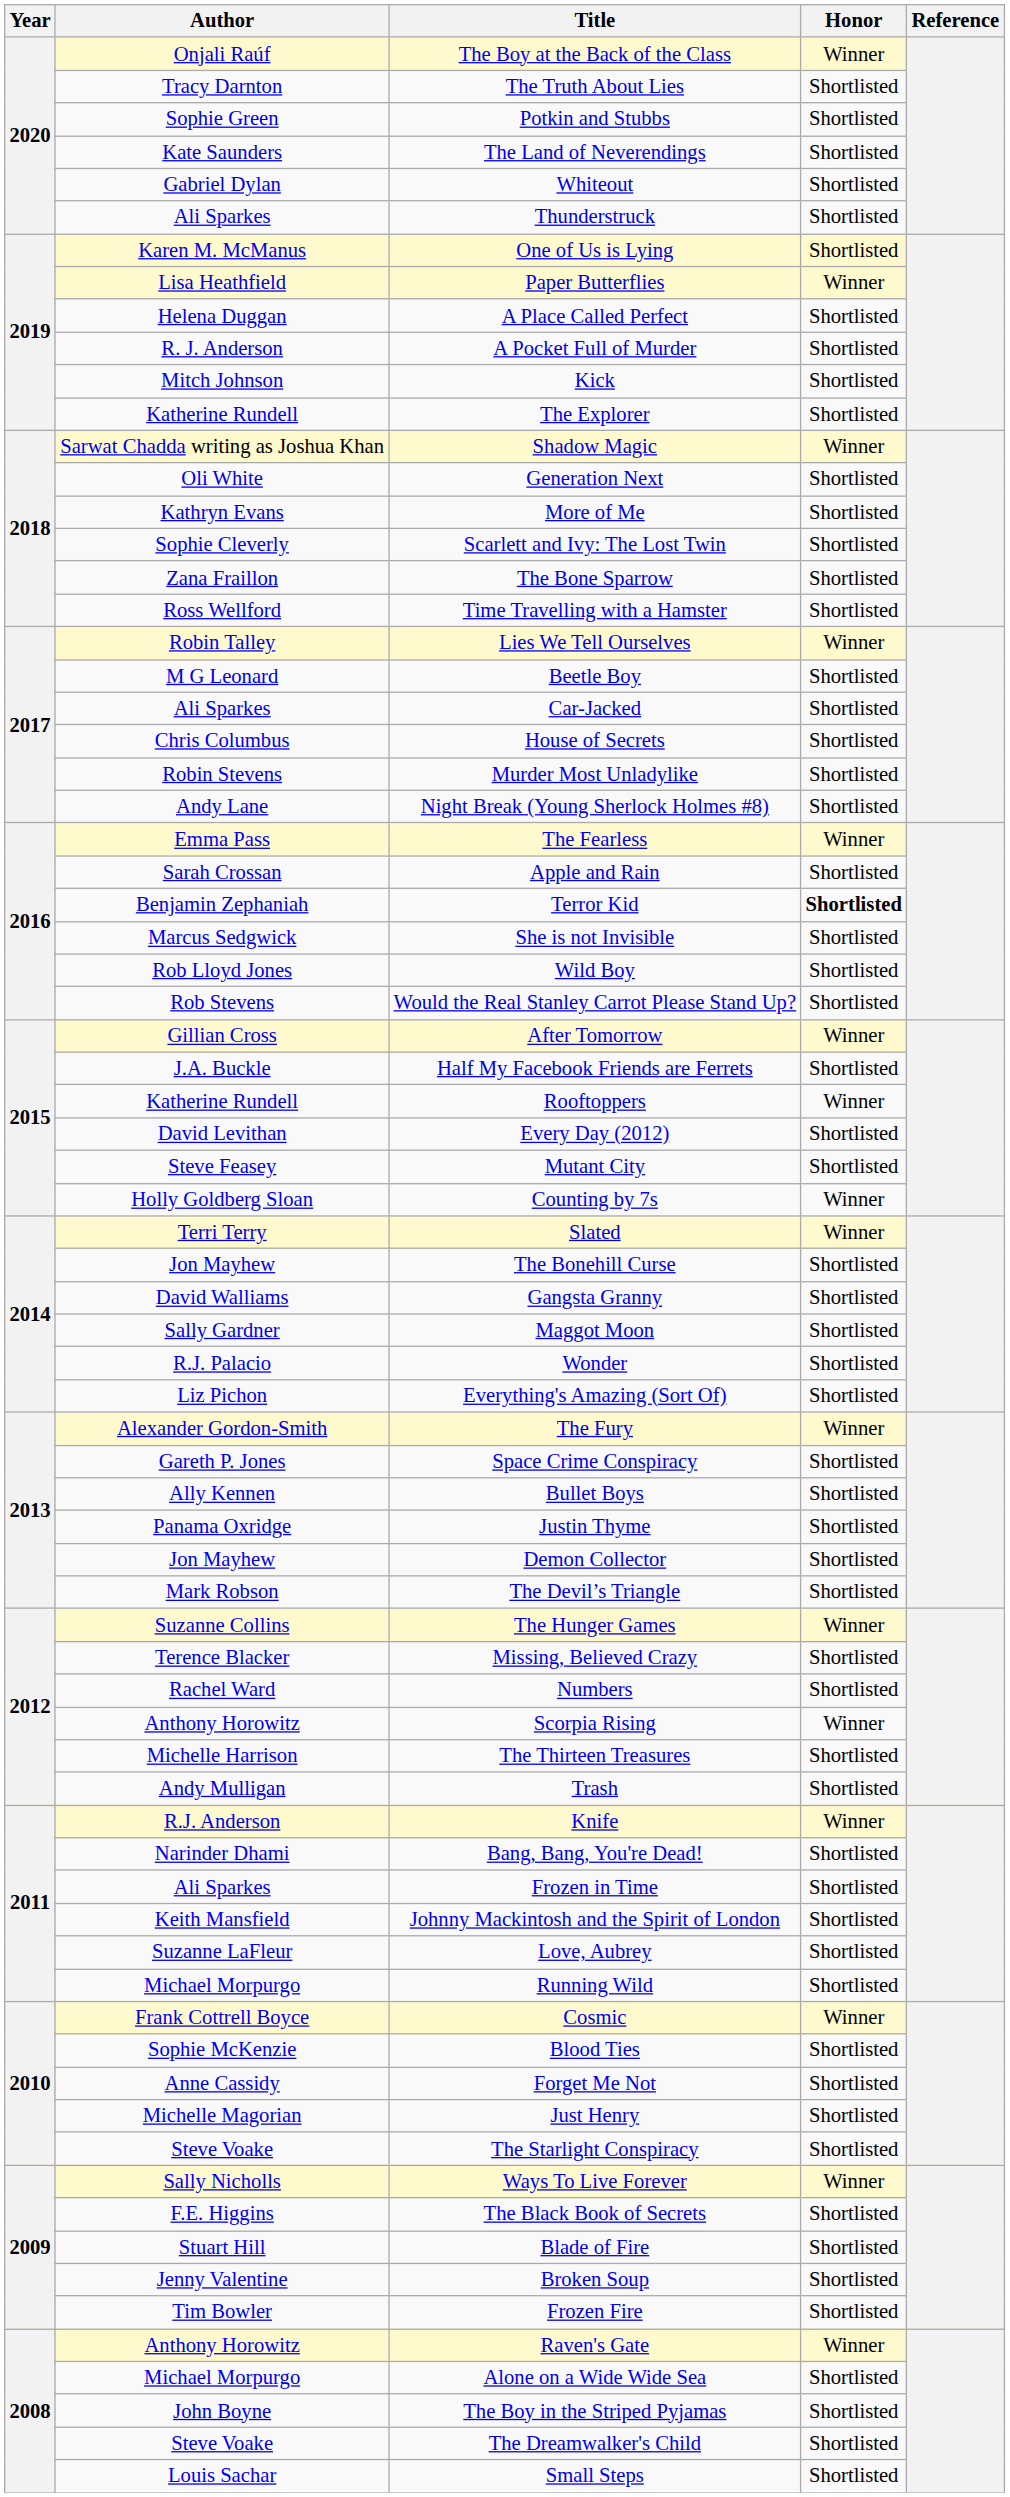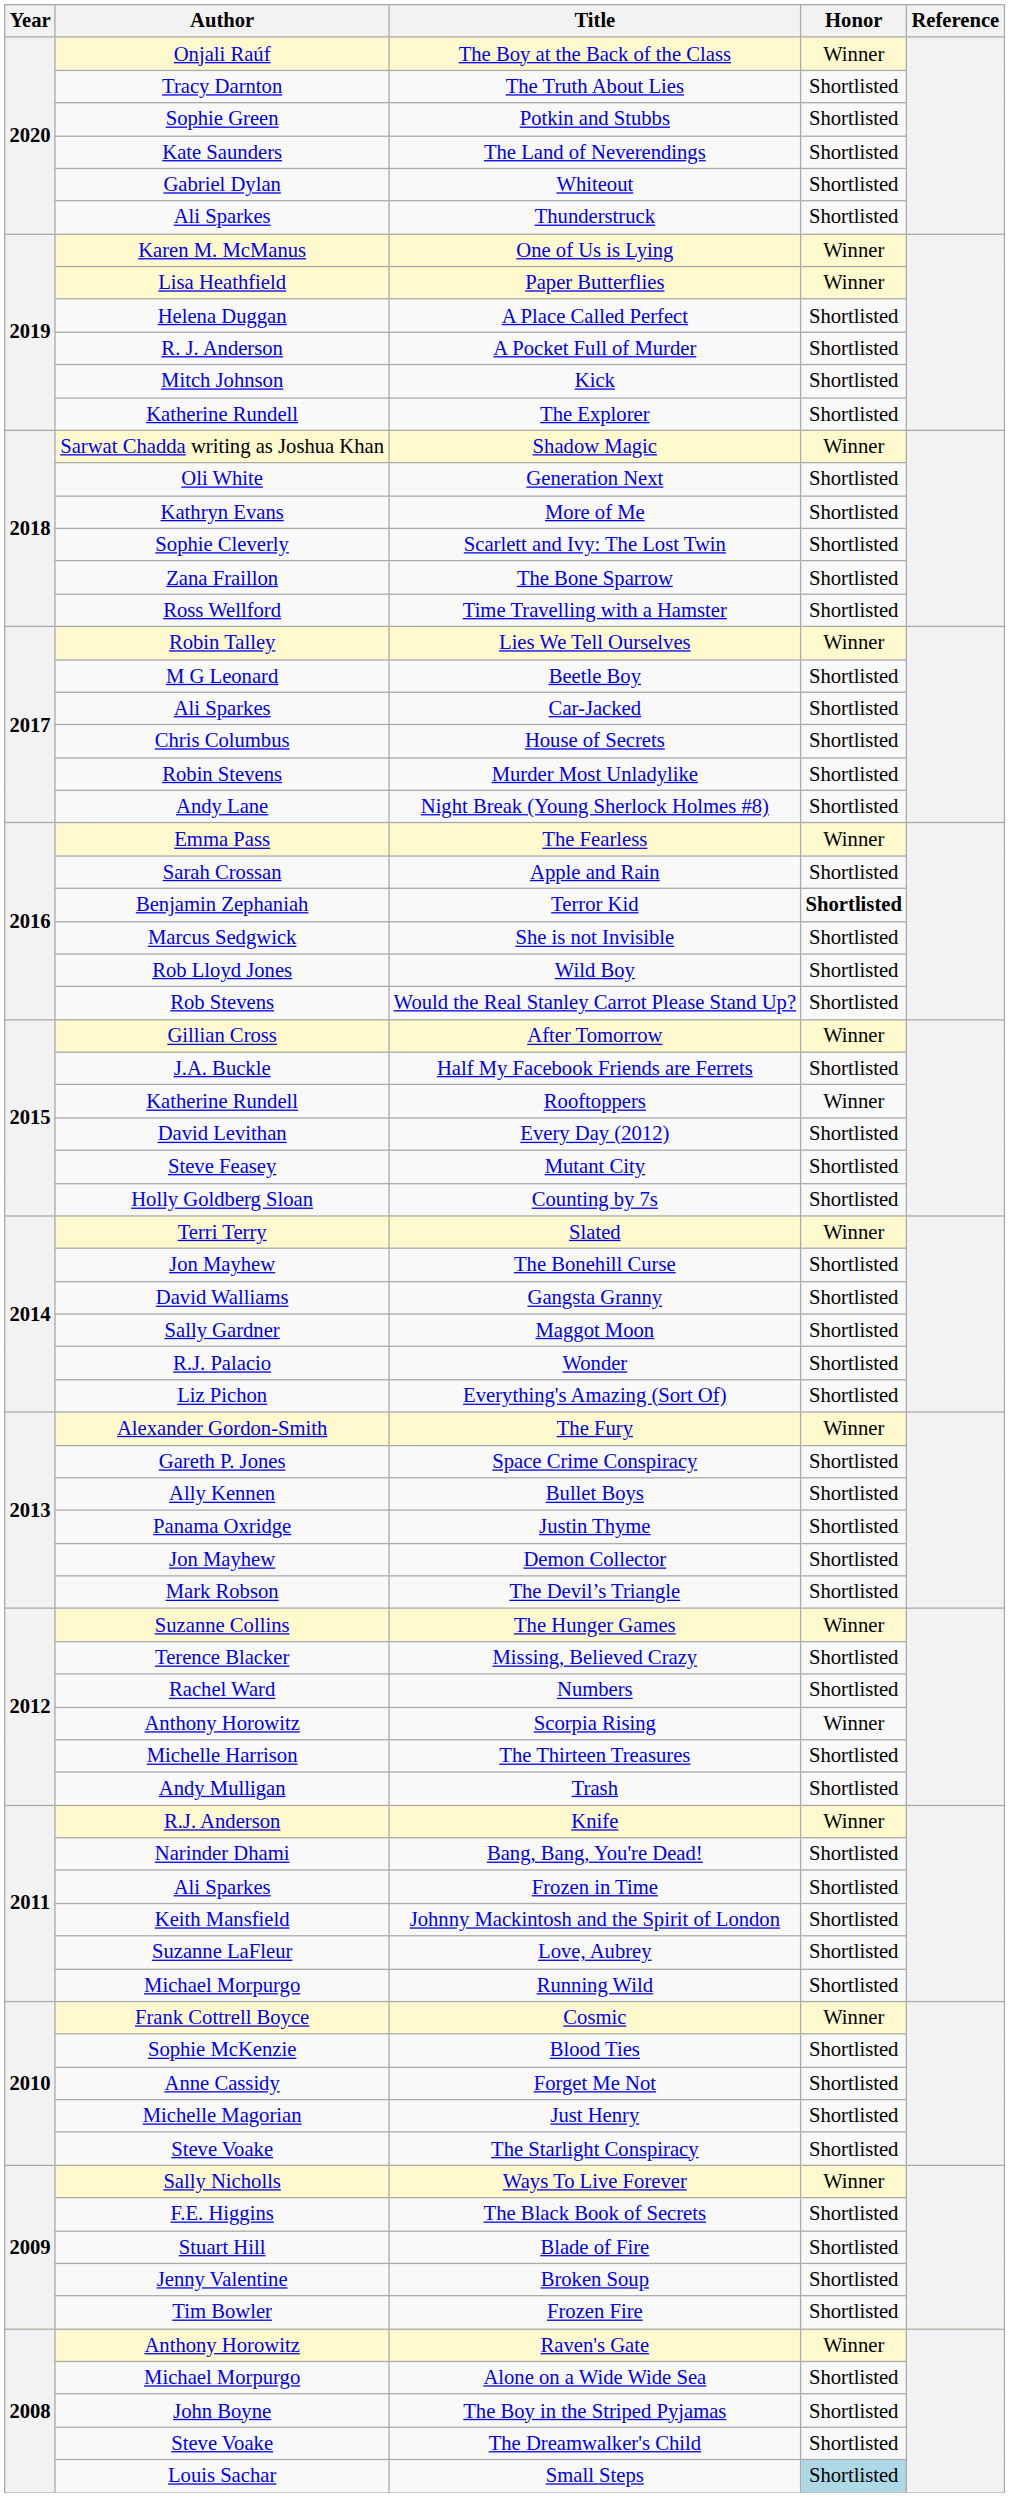(854, 250) Shortlisted -> (854, 250) Winner
(854, 1199) Winner -> (854, 1199) Shortlisted
(854, 2475) no background -> (854, 2475) lightblue background
